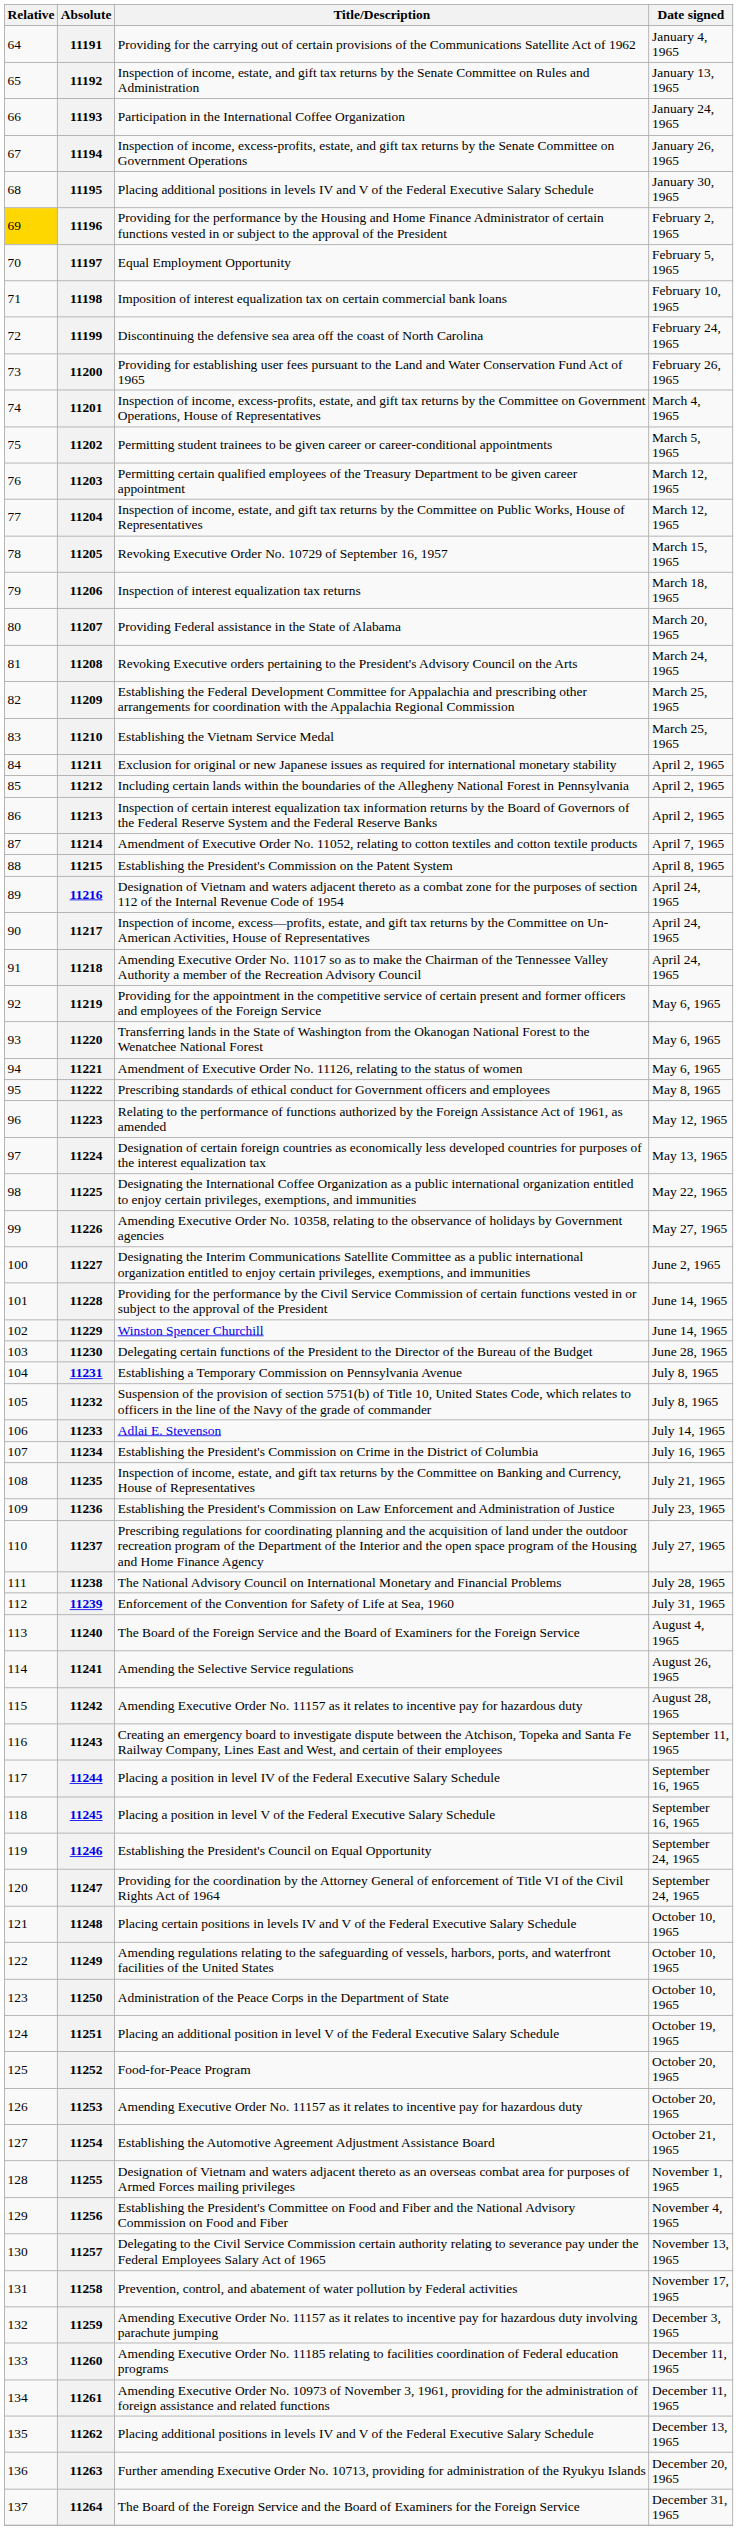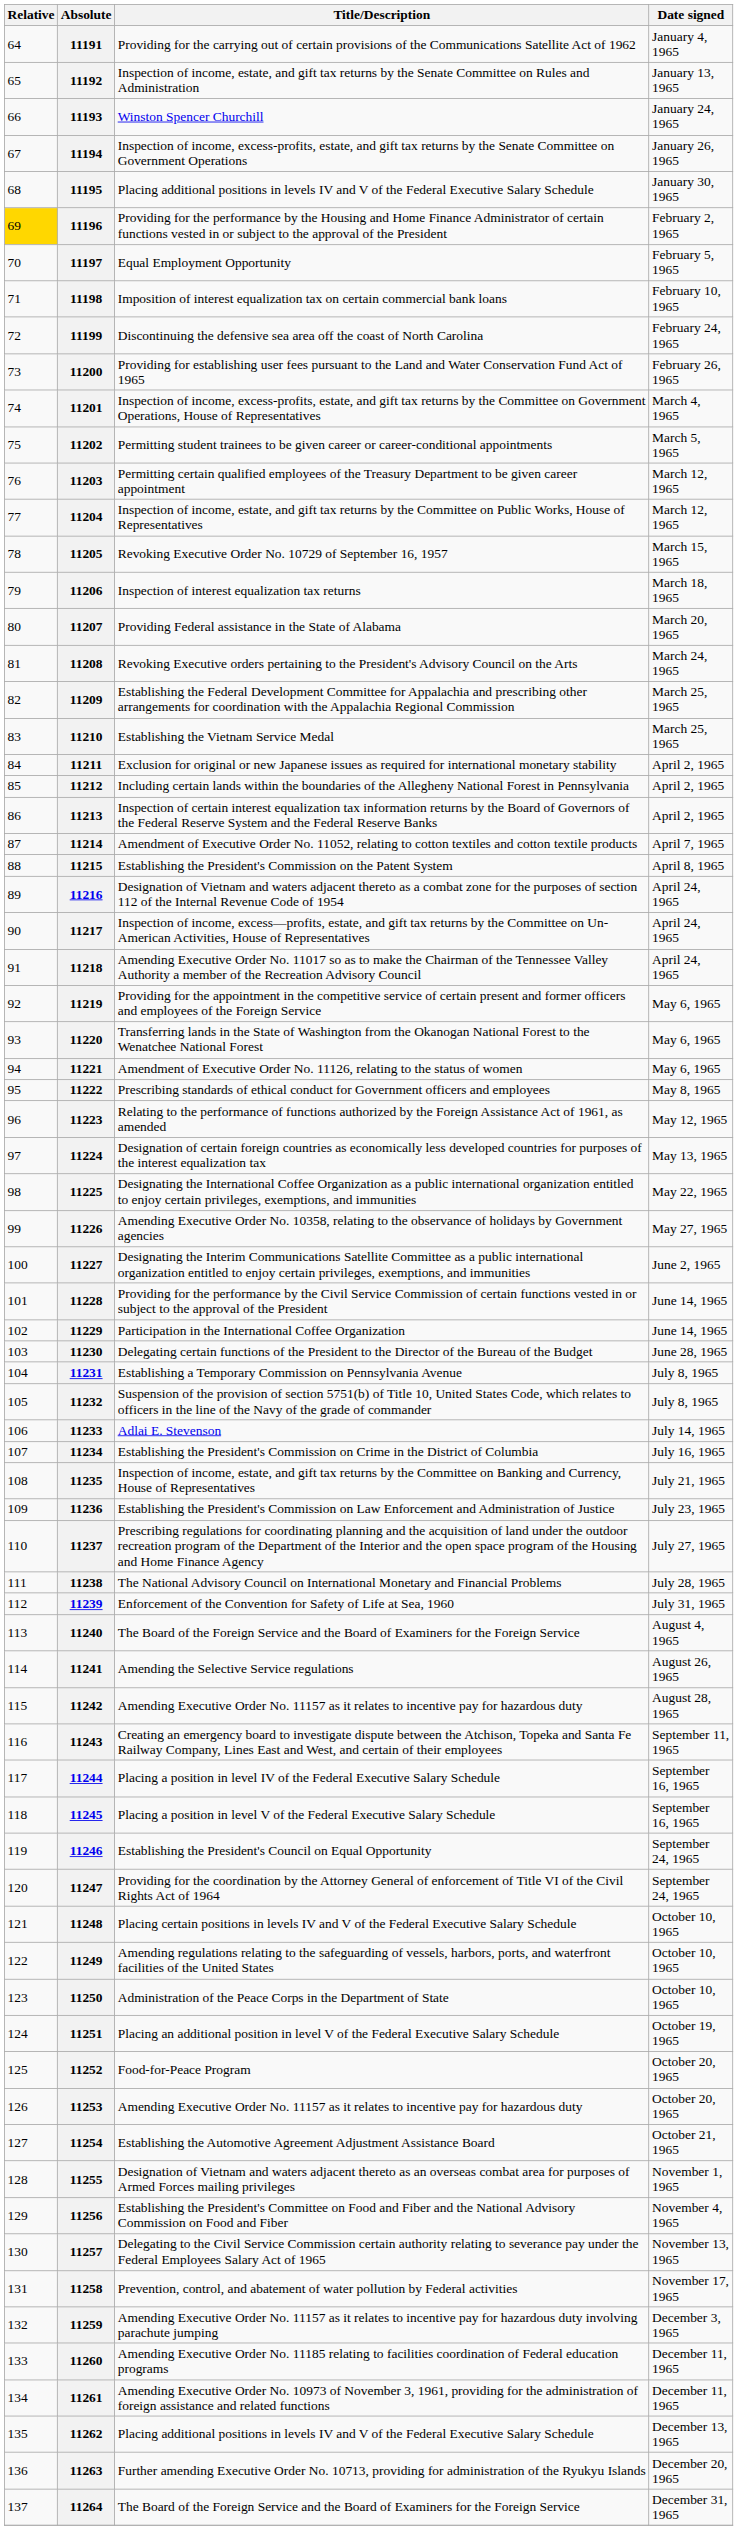(261, 116) Participation in the International Coffee Organization -> (191, 116) Winston Spencer Churchill
(191, 1330) Winston Spencer Churchill -> (261, 1330) Participation in the International Coffee Organization
